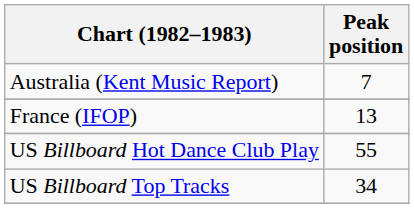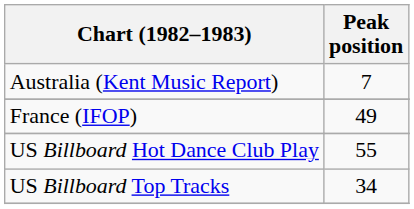(366, 116) 13 -> (366, 116) 49
